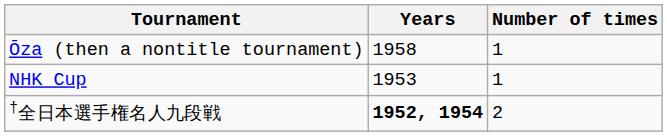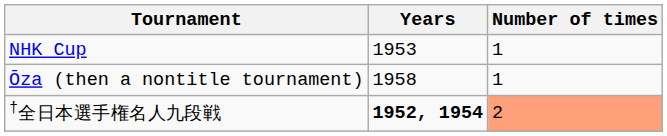rows swapped: (48, 80) <-> (186, 50)
(498, 113) no background -> (498, 113) lightsalmon background
